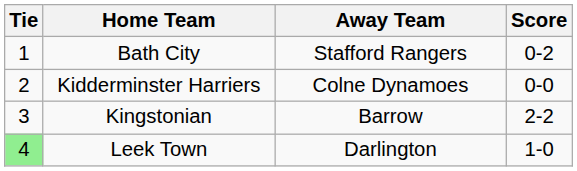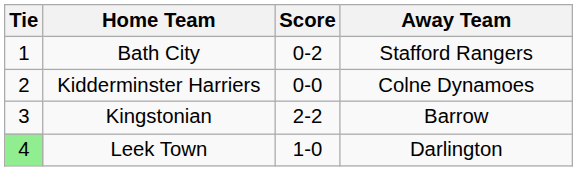columns swapped: (539, 20) <-> (390, 20)
